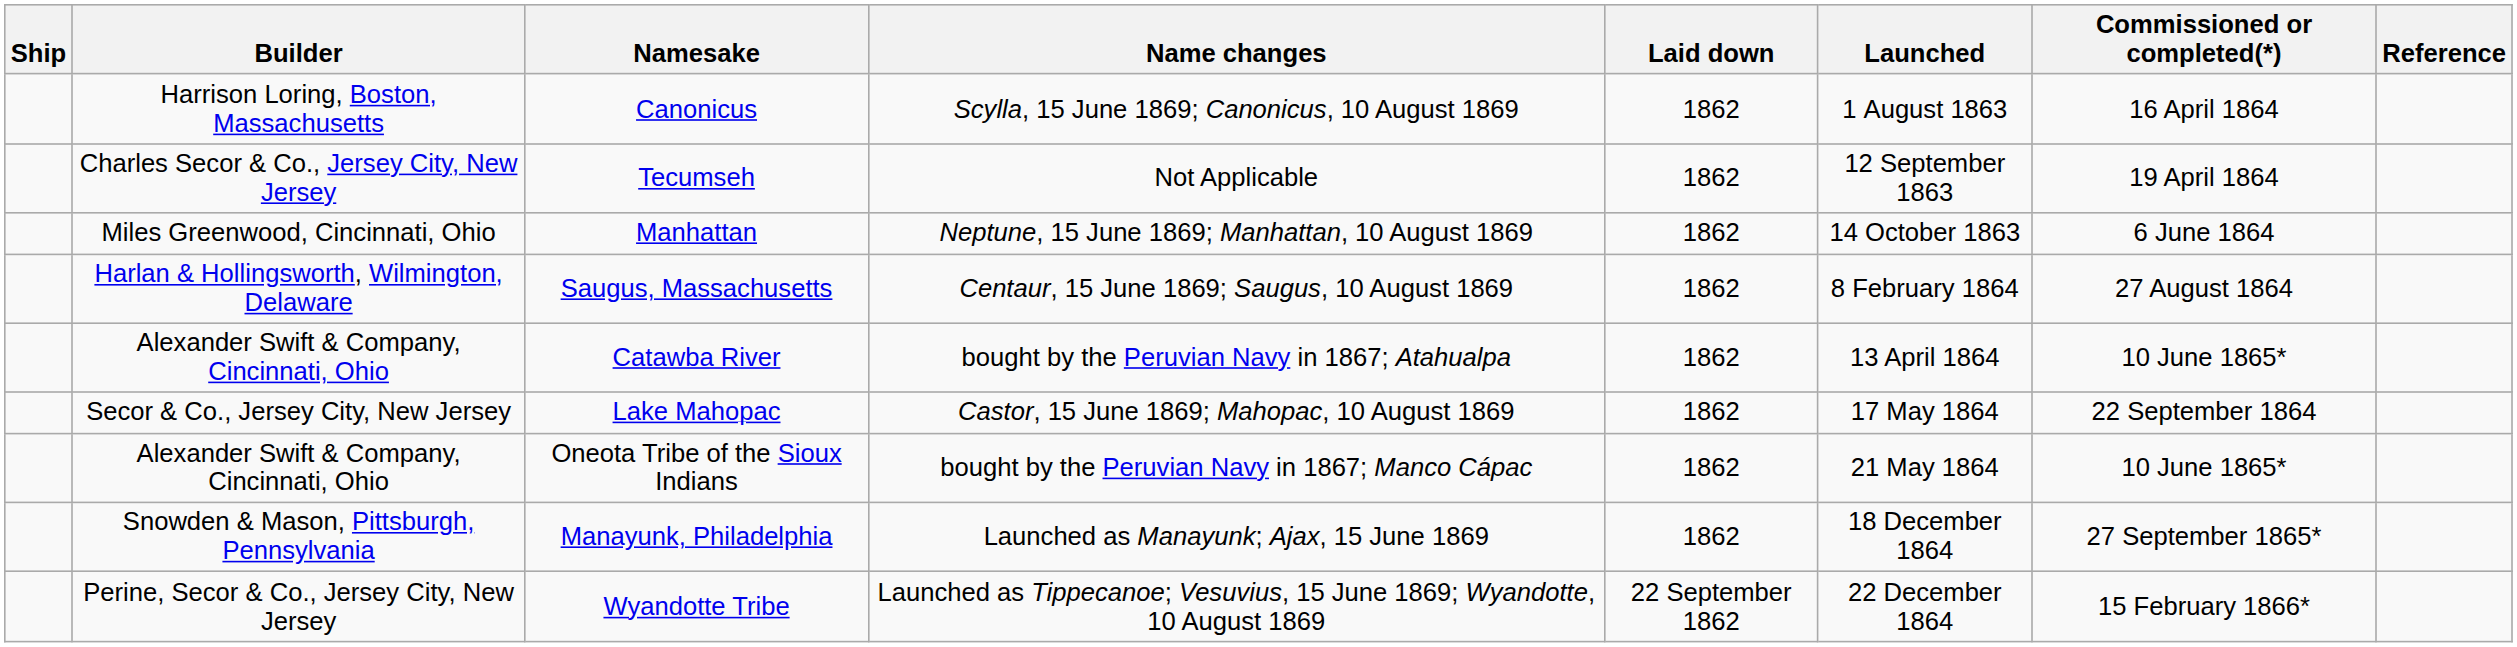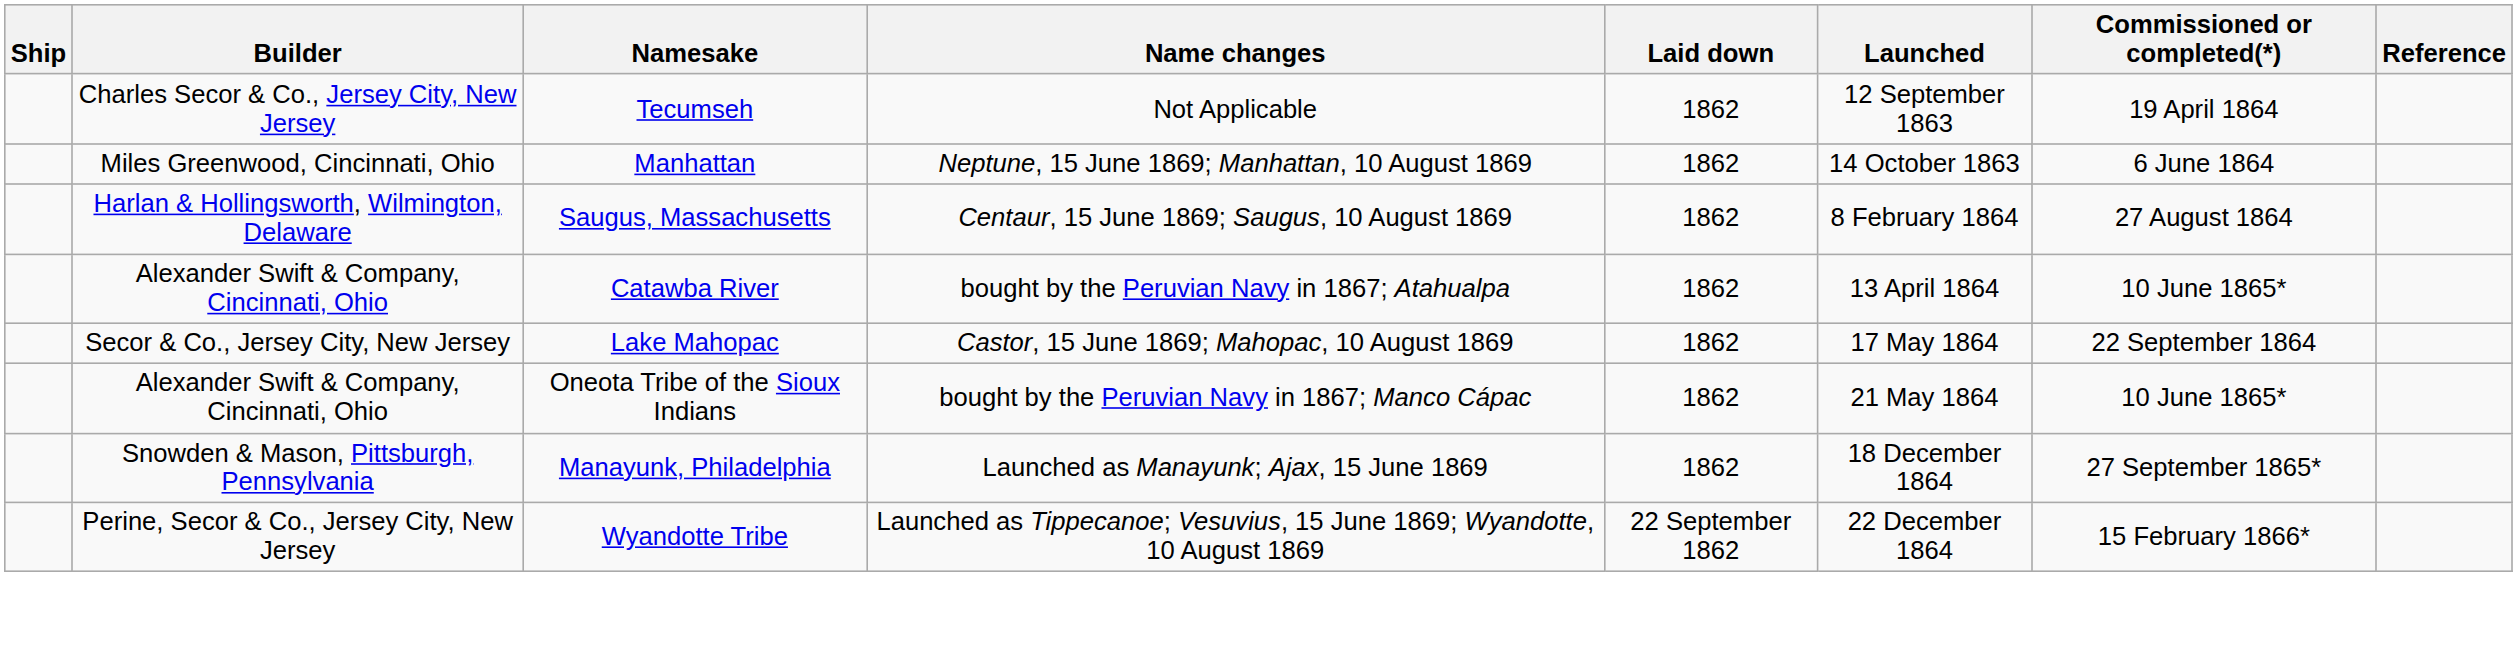- row: (697, 108)
